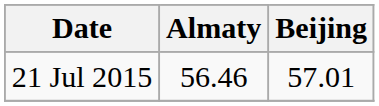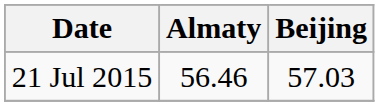(321, 76) 57.01 -> (321, 76) 57.03
